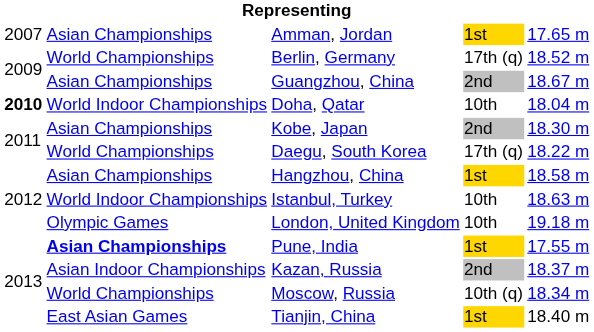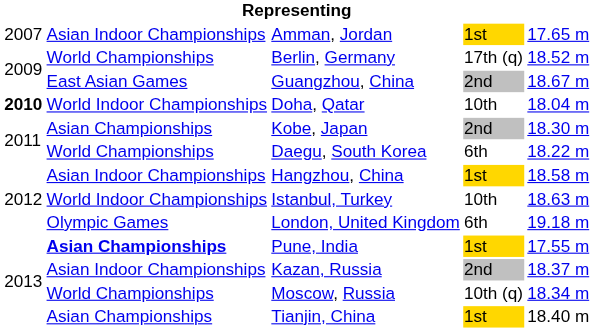(129, 34) Asian Championships -> (156, 34) Asian Indoor Championships
(129, 81) Asian Championships -> (117, 81) East Asian Games
(494, 152) 17th (q) -> (476, 152) 6th
(129, 175) Asian Championships -> (156, 175) Asian Indoor Championships
(481, 222) 10th -> (476, 222) 6th
(117, 316) East Asian Games -> (129, 316) Asian Championships
